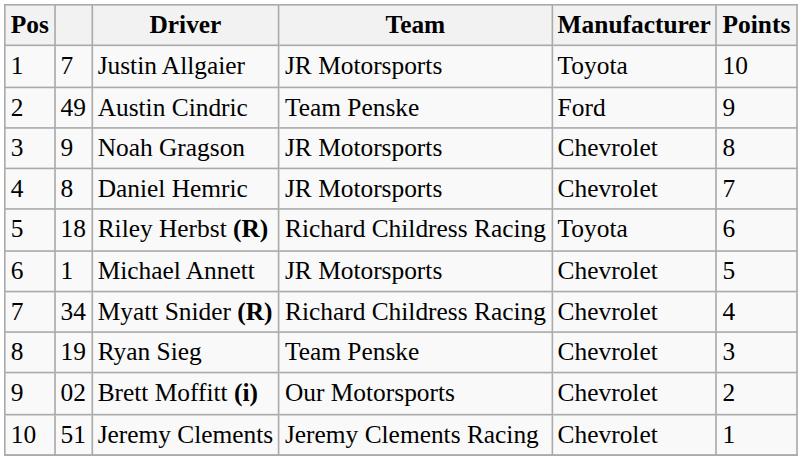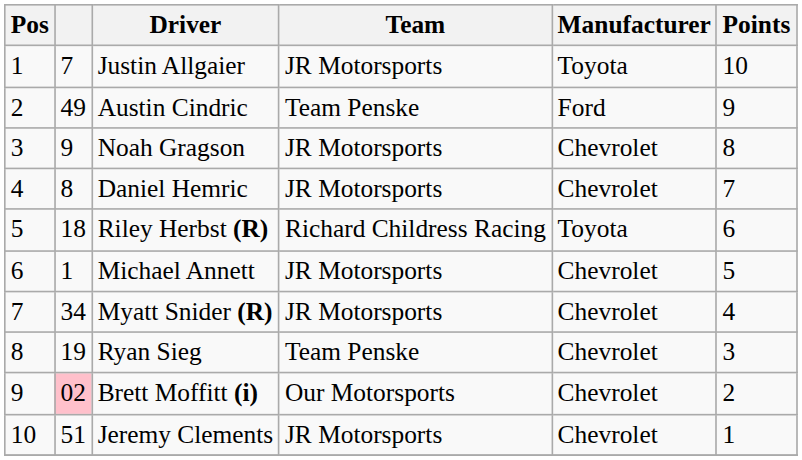(415, 310) Richard Childress Racing -> (364, 310) JR Motorsports
(73, 392) no background -> (73, 392) pink background
(412, 433) Jeremy Clements Racing -> (364, 433) JR Motorsports
